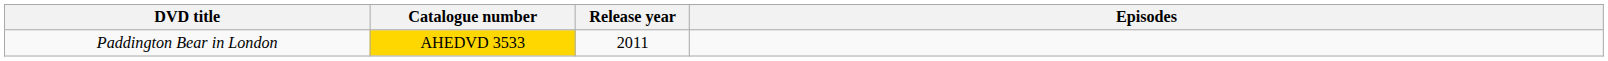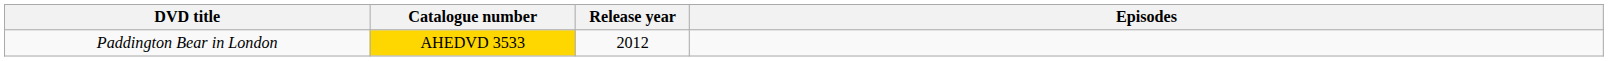(633, 42) 2011 -> (633, 42) 2012
